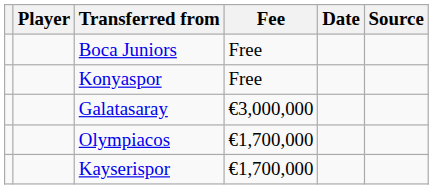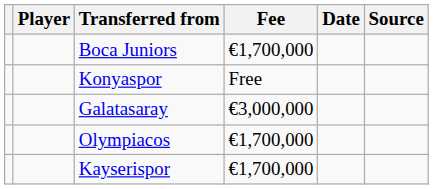(245, 49) Free -> (271, 49) €1,700,000
